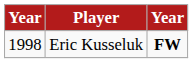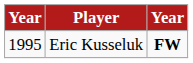(25, 44) 1998 -> (25, 44) 1995
